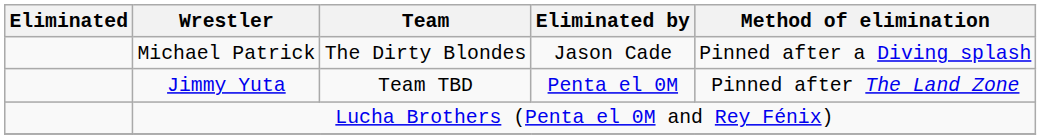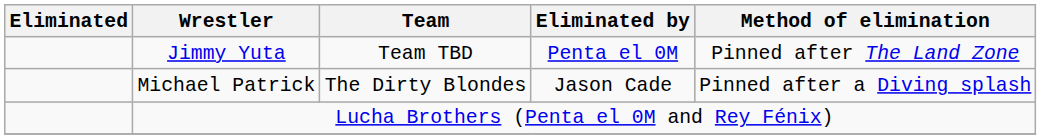rows swapped: (226, 53) <-> (226, 85)
